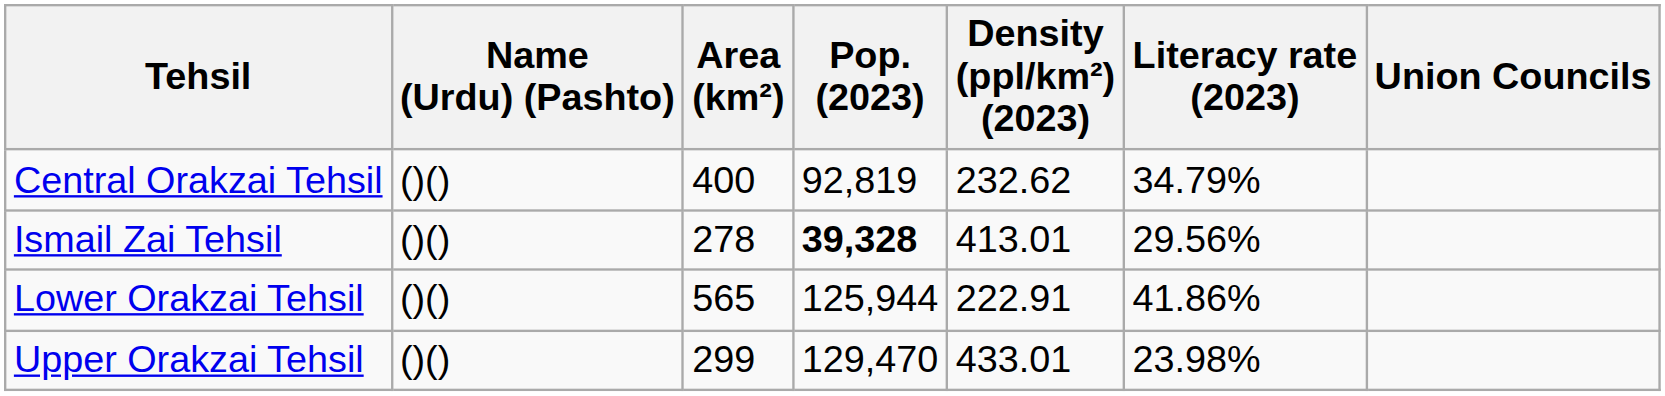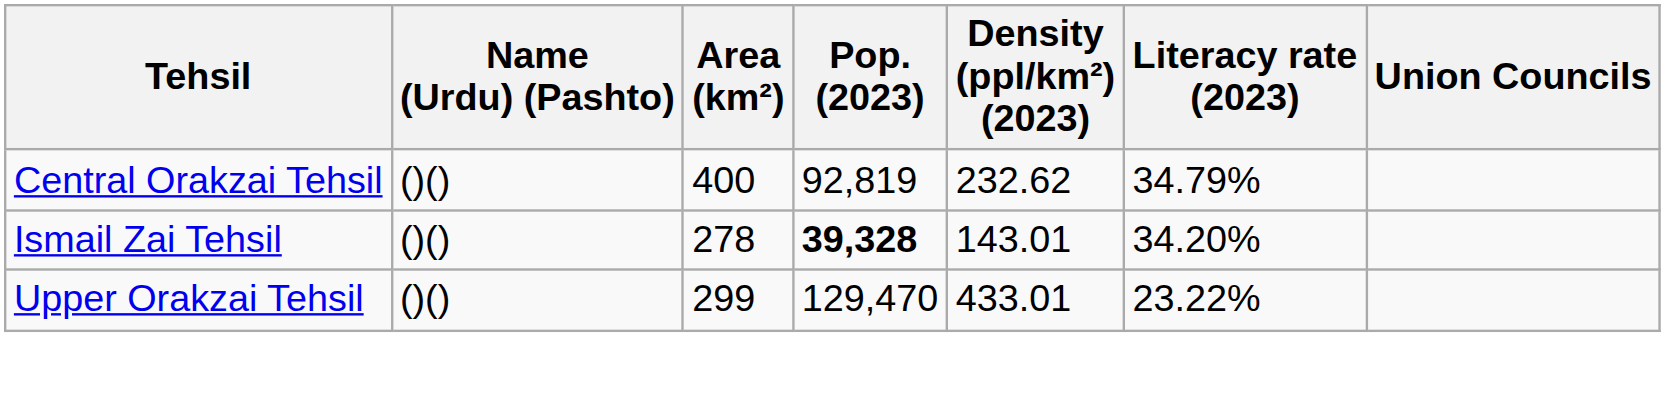(1014, 239) 413.01 -> (1014, 239) 143.01
(1197, 239) 29.56% -> (1197, 239) 34.20%
- row: (189, 299)
(1197, 358) 23.98% -> (1197, 299) 23.22%
